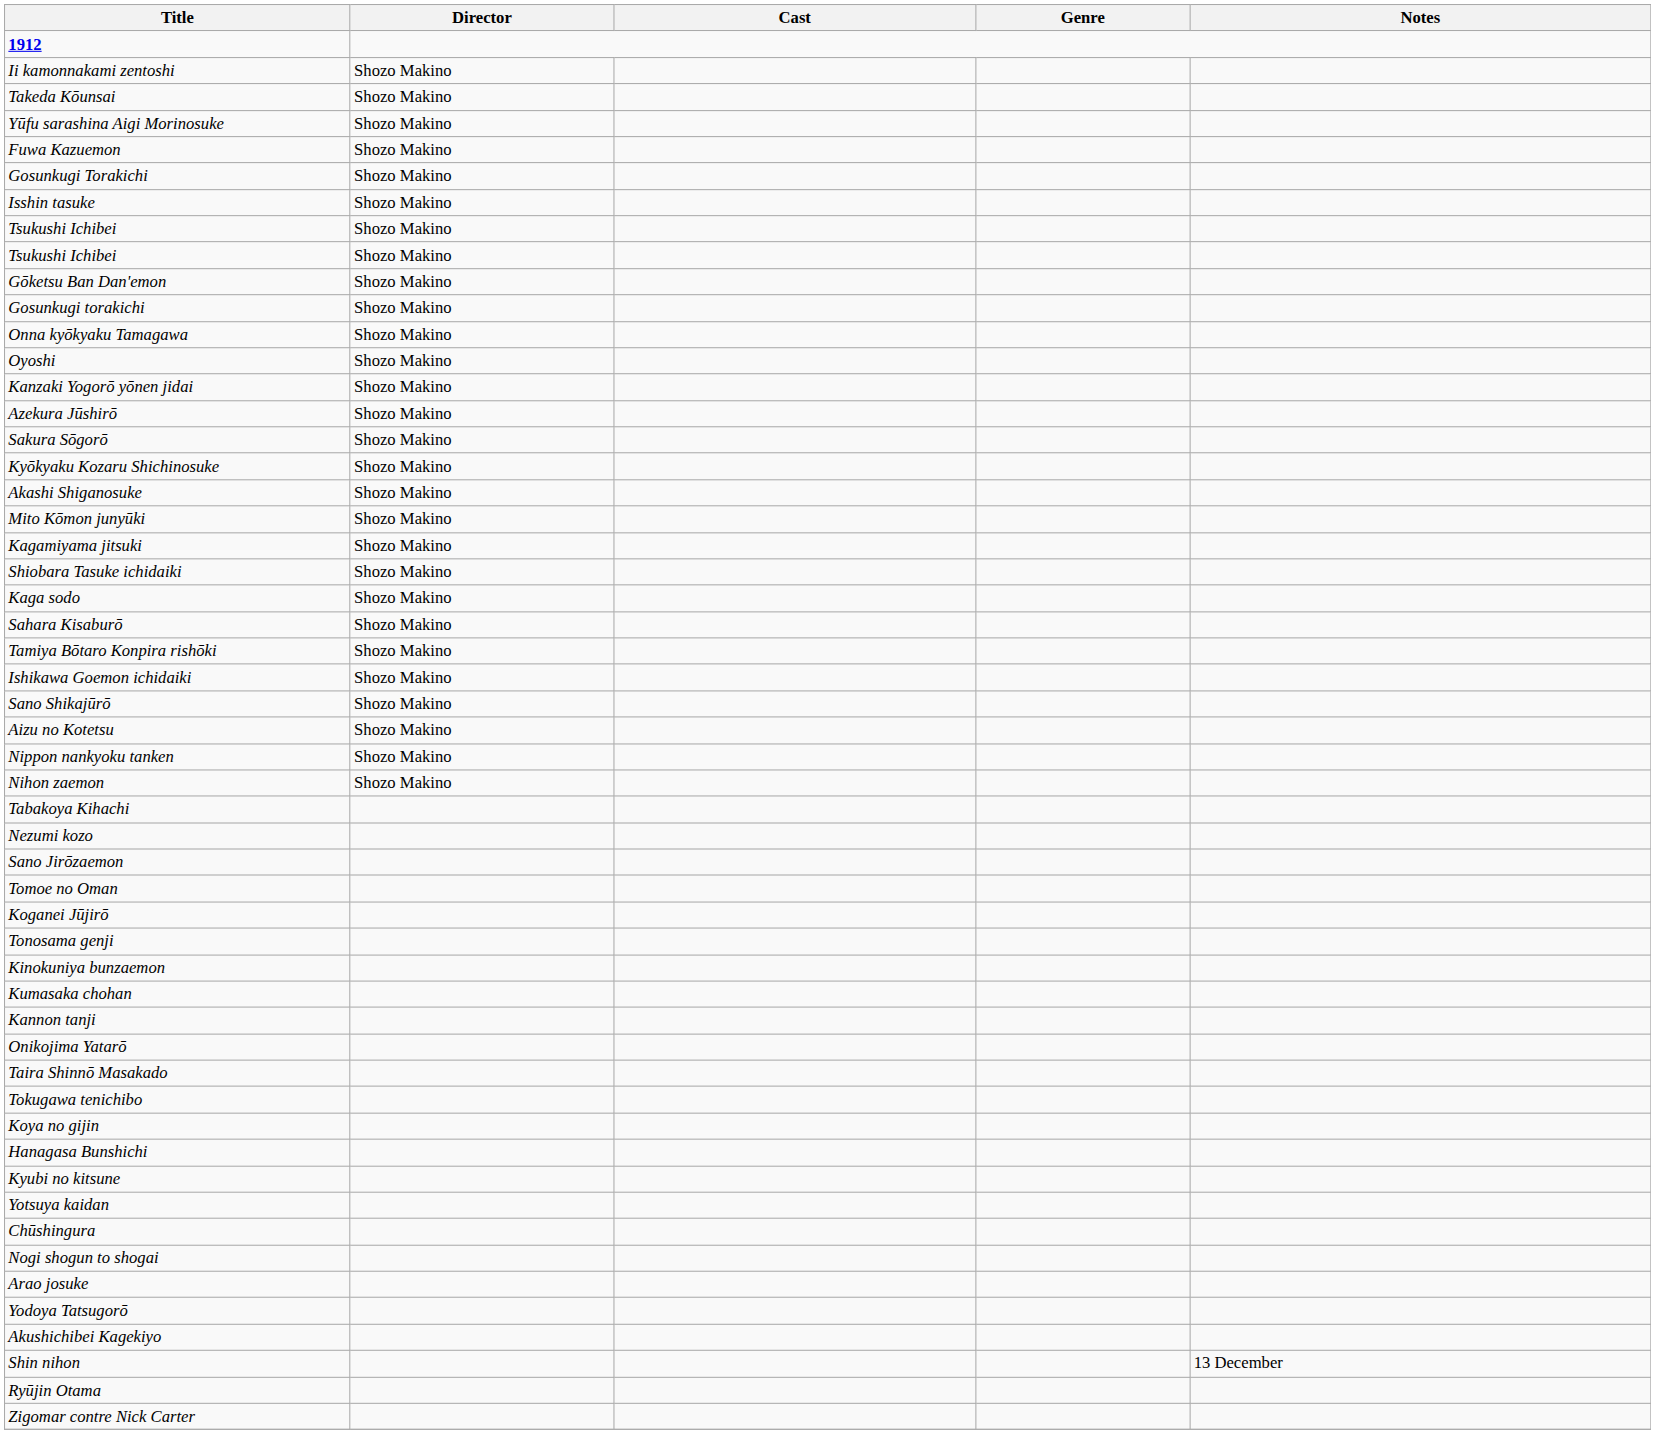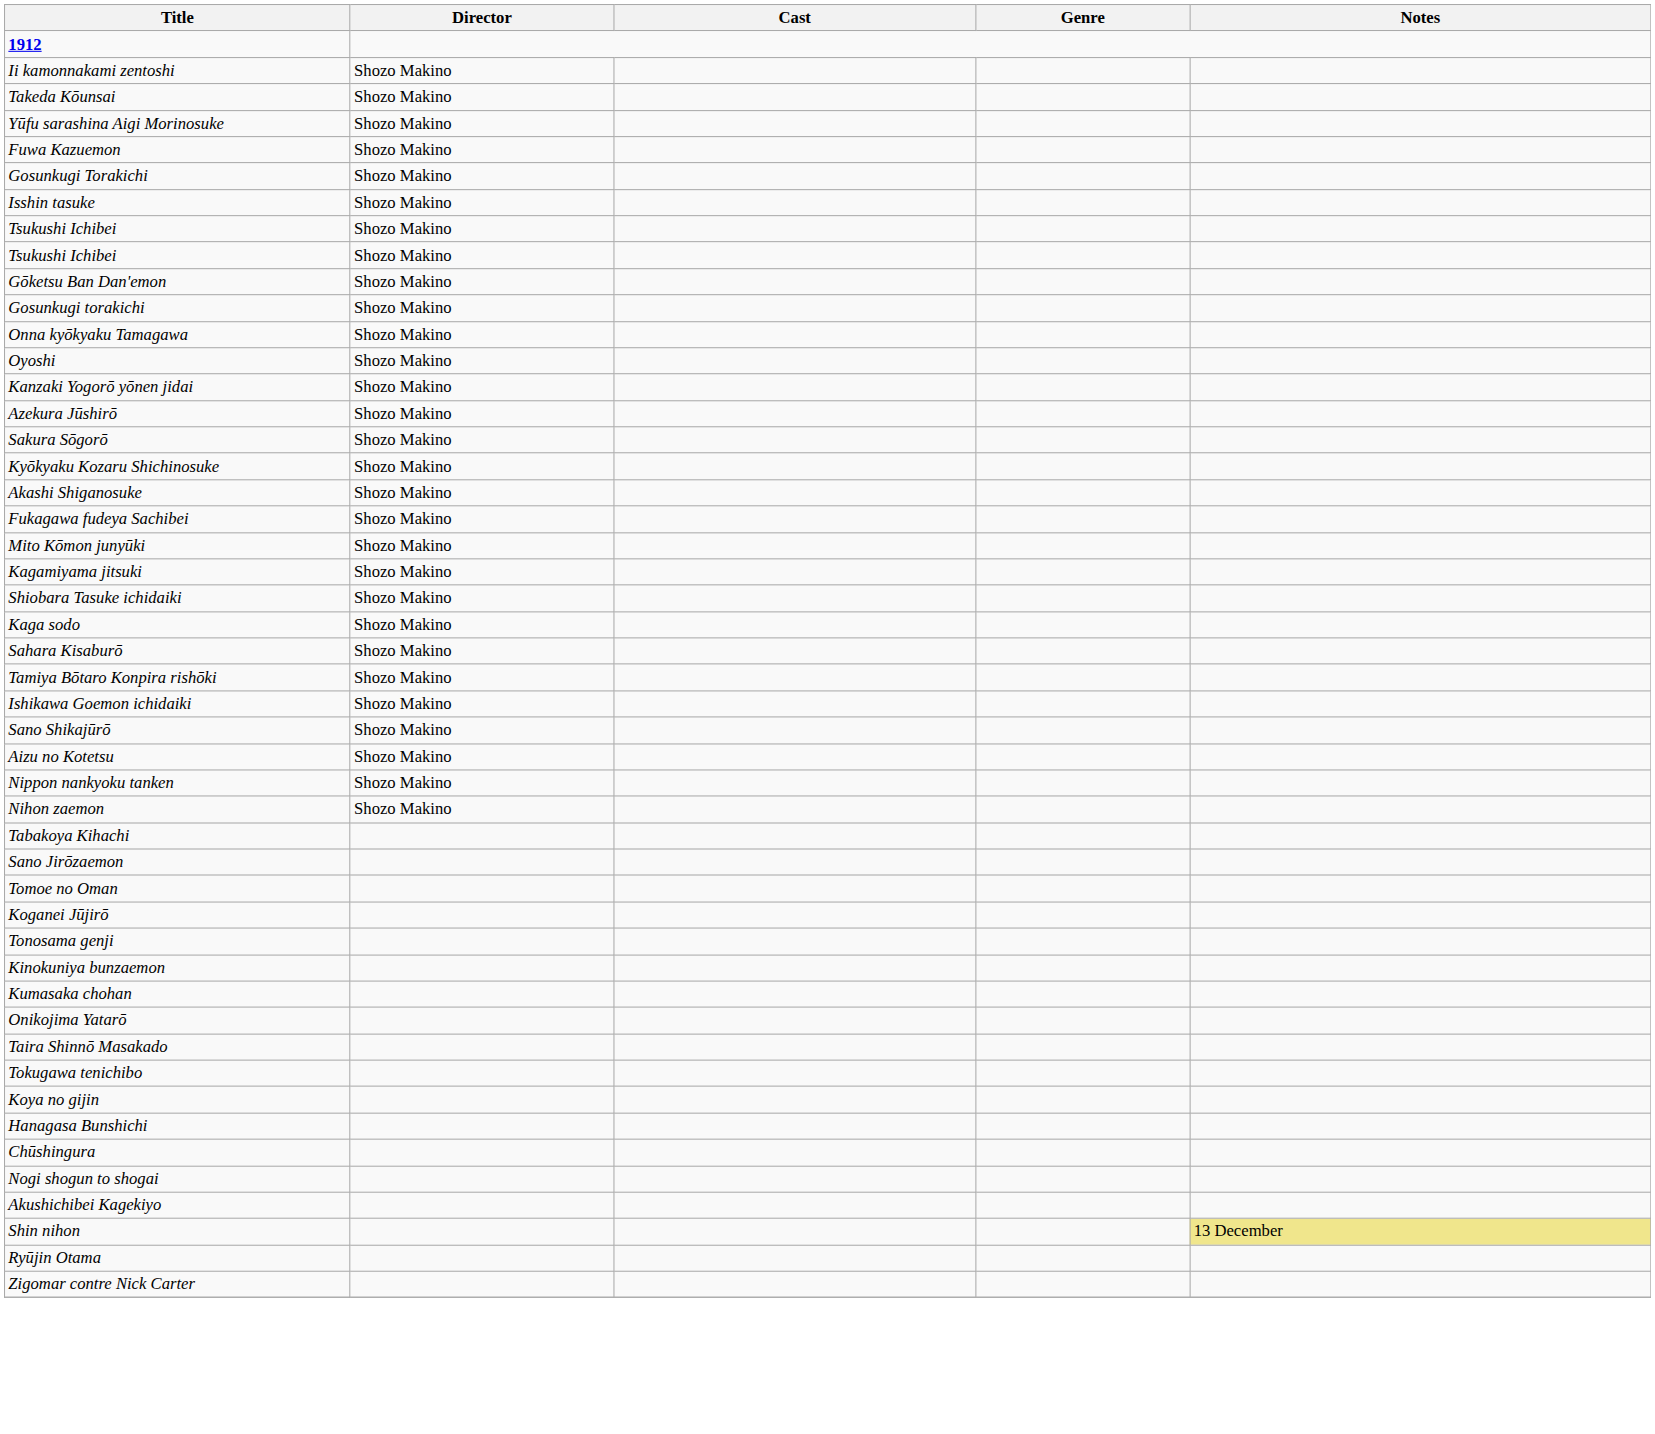+ row: (98, 519)
- row: (51, 835)
- row: (52, 1020)
- row: (64, 1178)
- row: (59, 1205)
- row: (48, 1284)
- row: (68, 1310)
(1238, 1363) no background -> (1238, 1231) khaki background
